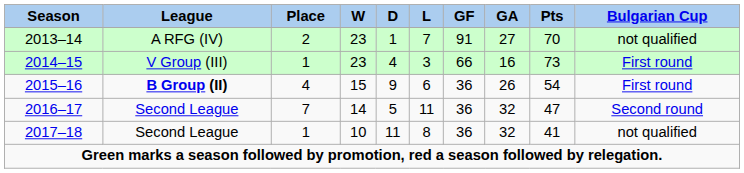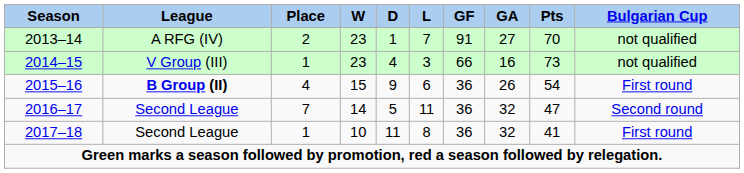(657, 62) First round -> (657, 62) not qualified
(657, 132) not qualified -> (657, 132) First round
